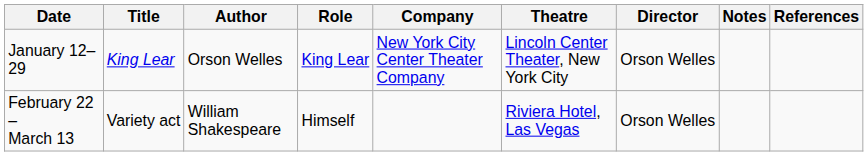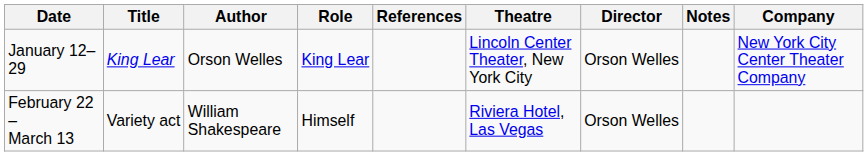columns swapped: (437, 17) <-> (816, 17)
